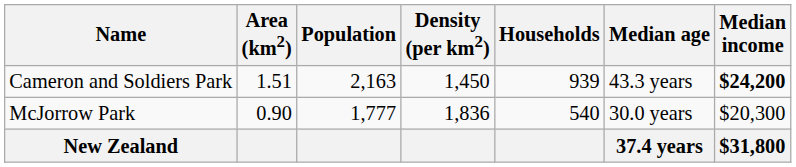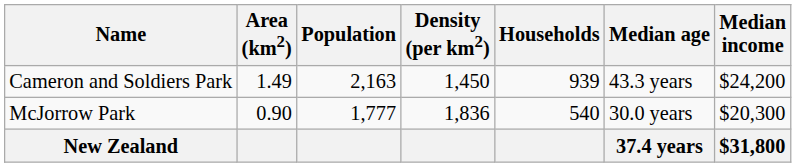(274, 81) 1.51 -> (274, 81) 1.49
(752, 81) bold -> (752, 81) normal
